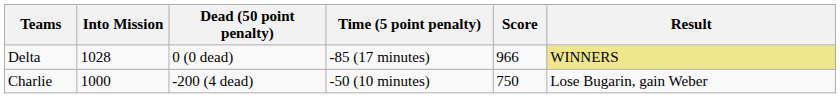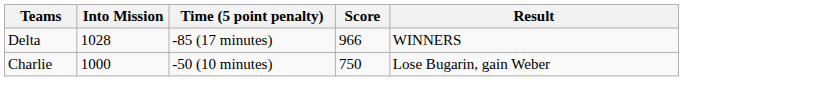- column: (247, 24)
(584, 57) khaki background -> (427, 40) no background
